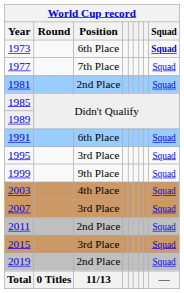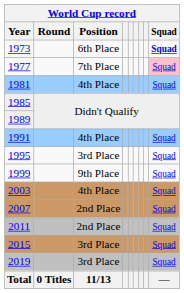(164, 67) no background -> (164, 67) pink background
(98, 84) 2nd Place -> (98, 84) 4th Place
(98, 137) 6th Place -> (98, 137) 4th Place
(98, 208) 3rd Place -> (98, 208) 2nd Place
(98, 262) 2nd Place -> (98, 262) 3rd Place
